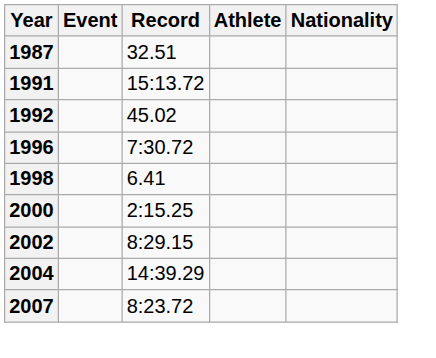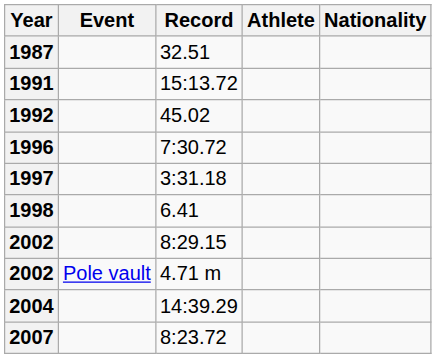+ row: (31, 178)
- row: (31, 210)
+ row: (31, 274)
